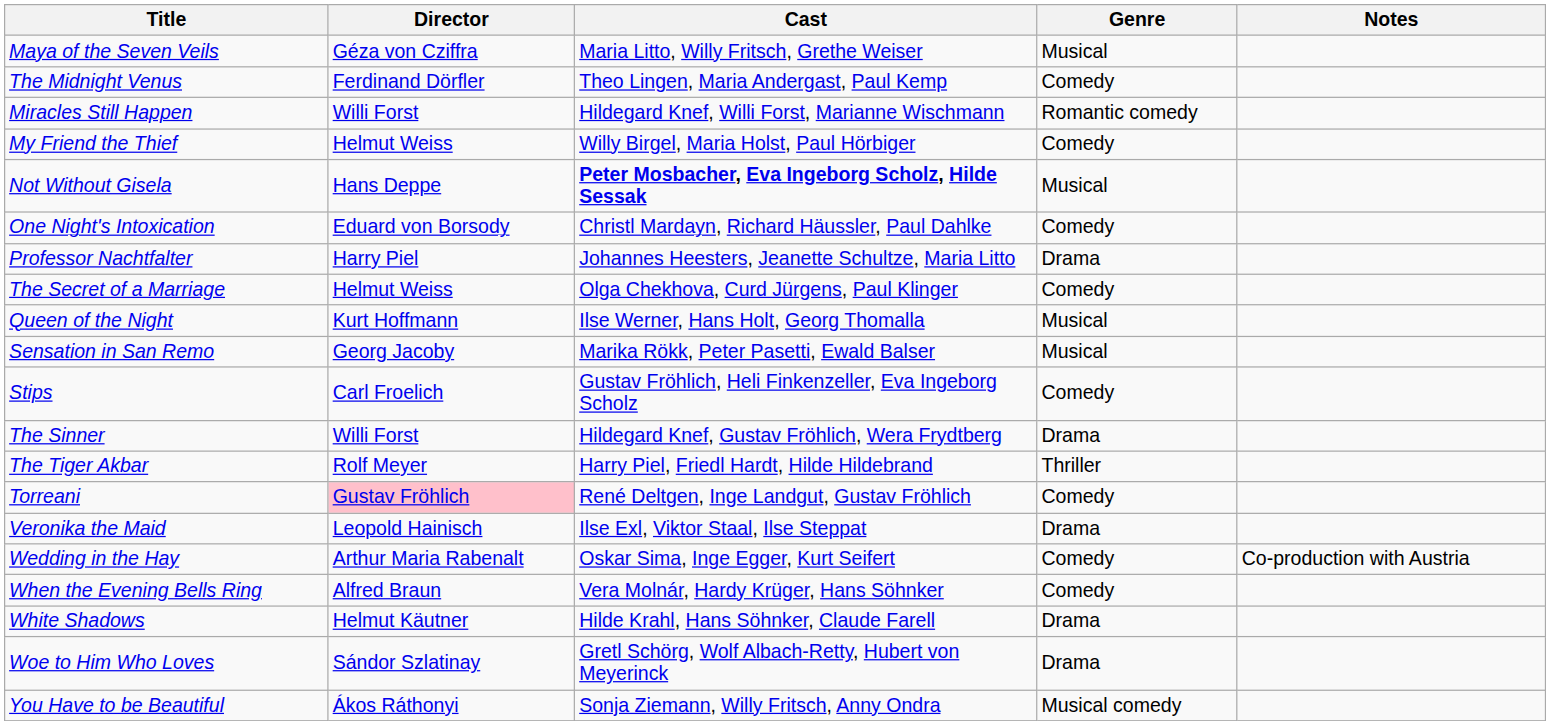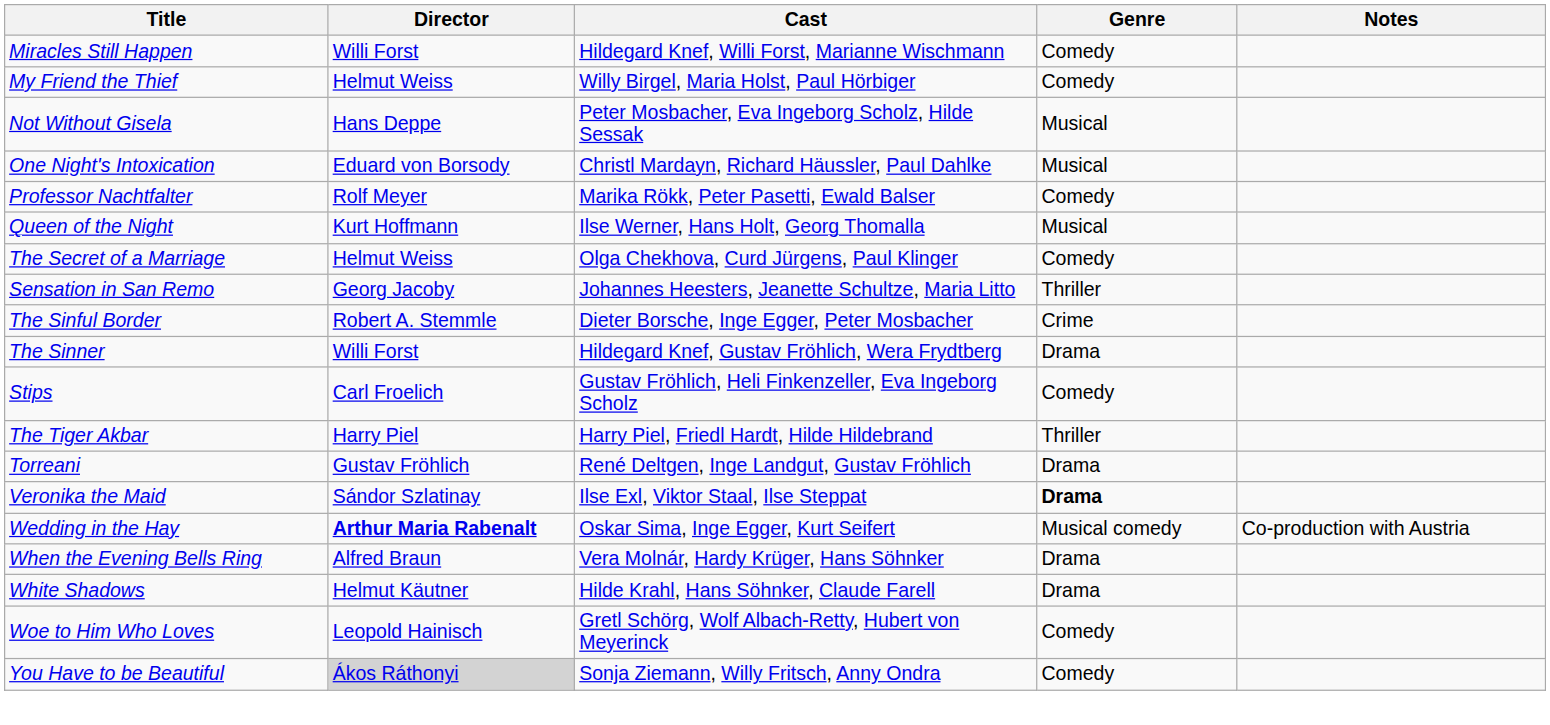- row: (114, 50)
- row: (96, 81)
(1120, 112) Romantic comedy -> (1078, 50) Comedy
(788, 185) bold -> (776, 123) normal
(1078, 227) Comedy -> (1075, 165) Musical
(376, 258) Harry Piel -> (380, 196) Rolf Meyer
(797, 258) Johannes Heesters, Jeanette Schultze, Maria Litto -> (757, 196) Marika Rökk, Peter Pasetti, Ewald Balser
(1071, 258) Drama -> (1078, 196) Comedy
rows swapped: (91, 320) <-> (117, 289)
(757, 351) Marika Rökk, Peter Pasetti, Ewald Balser -> (797, 289) Johannes Heesters, Jeanette Schultze, Maria Litto
(1075, 351) Musical -> (1071, 289) Thriller
+ row: (85, 320)
rows swapped: (57, 435) <-> (31, 393)
(380, 466) Rolf Meyer -> (376, 435) Harry Piel
(401, 497) pink background -> (401, 466) no background
(1078, 497) Comedy -> (1071, 466) Drama
(408, 528) Leopold Hainisch -> (406, 497) Sándor Szlatinay
(1071, 528) normal -> (1072, 497) bold
(428, 559) normal -> (435, 528) bold
(1078, 559) Comedy -> (1111, 528) Musical comedy
(1078, 590) Comedy -> (1071, 559) Drama
(406, 663) Sándor Szlatinay -> (408, 632) Leopold Hainisch
(1071, 663) Drama -> (1078, 632) Comedy
(396, 705) no background -> (396, 674) lightgrey background
(1111, 705) Musical comedy -> (1078, 674) Comedy
